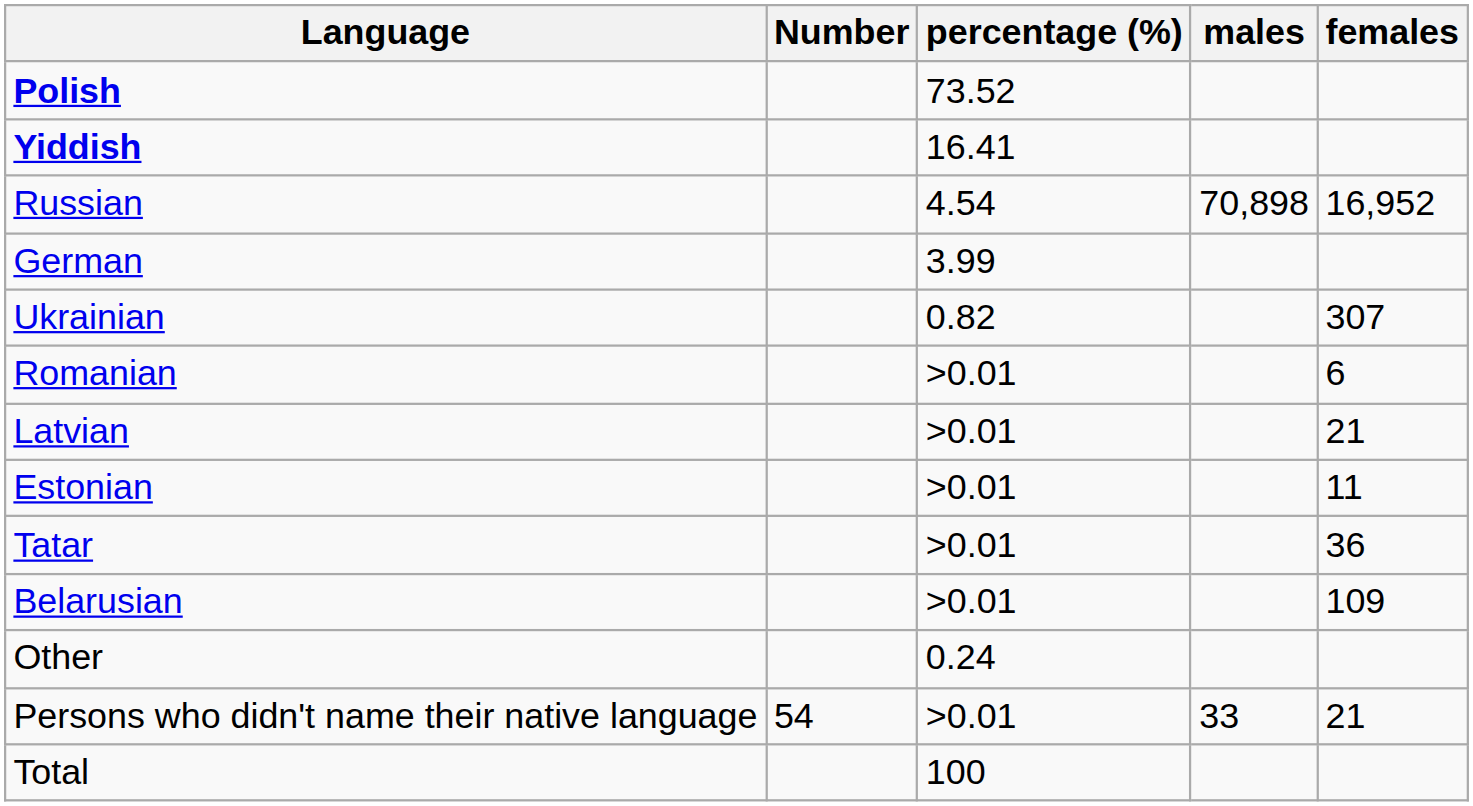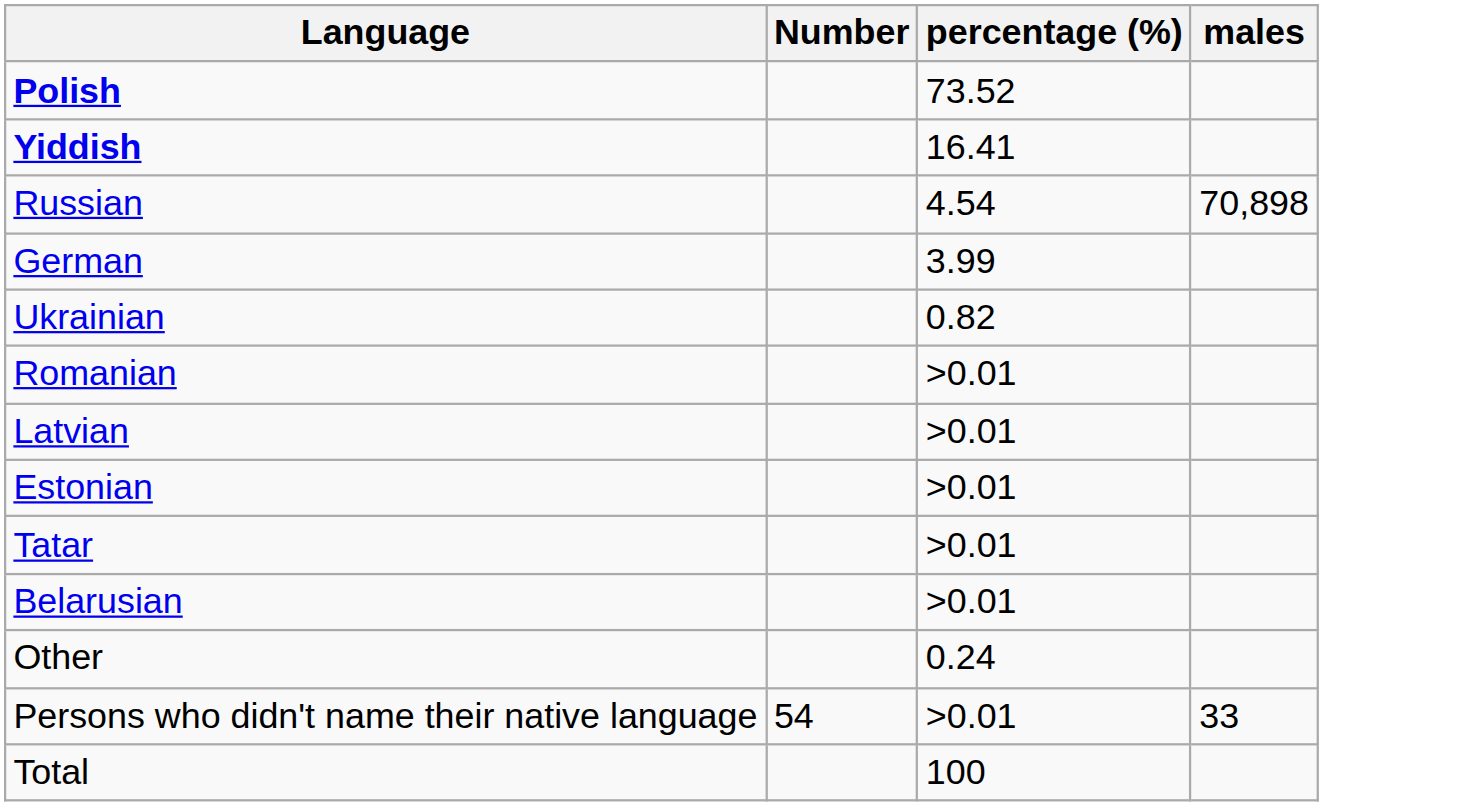- column: (1392, 32)
